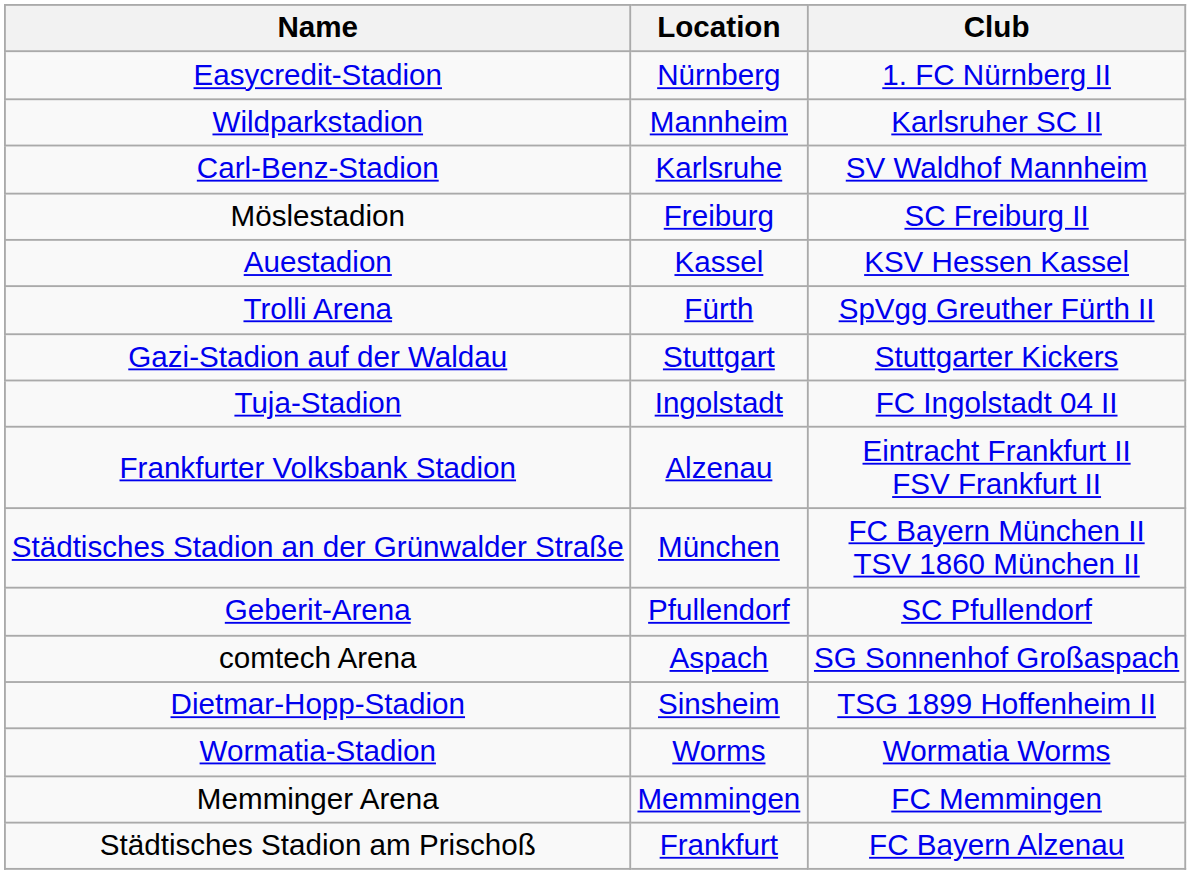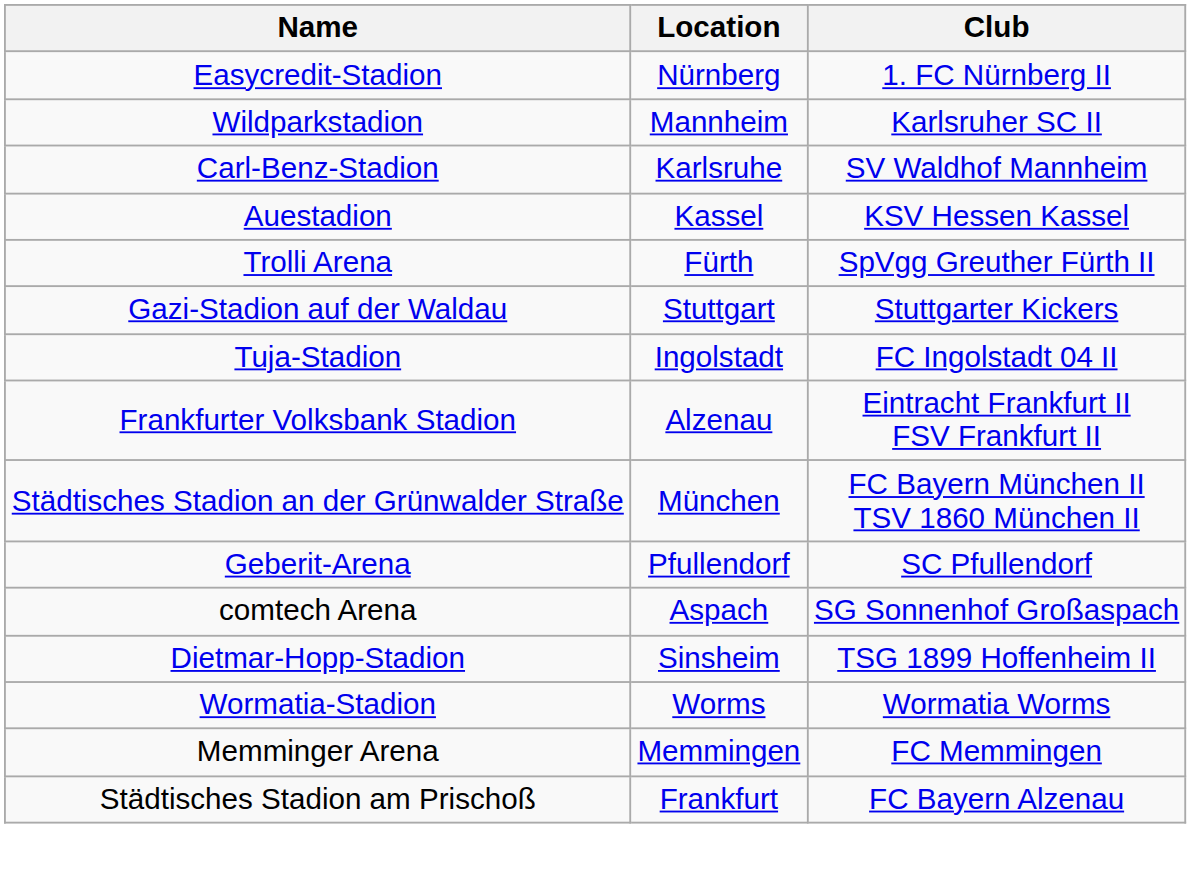- row: (318, 215)
